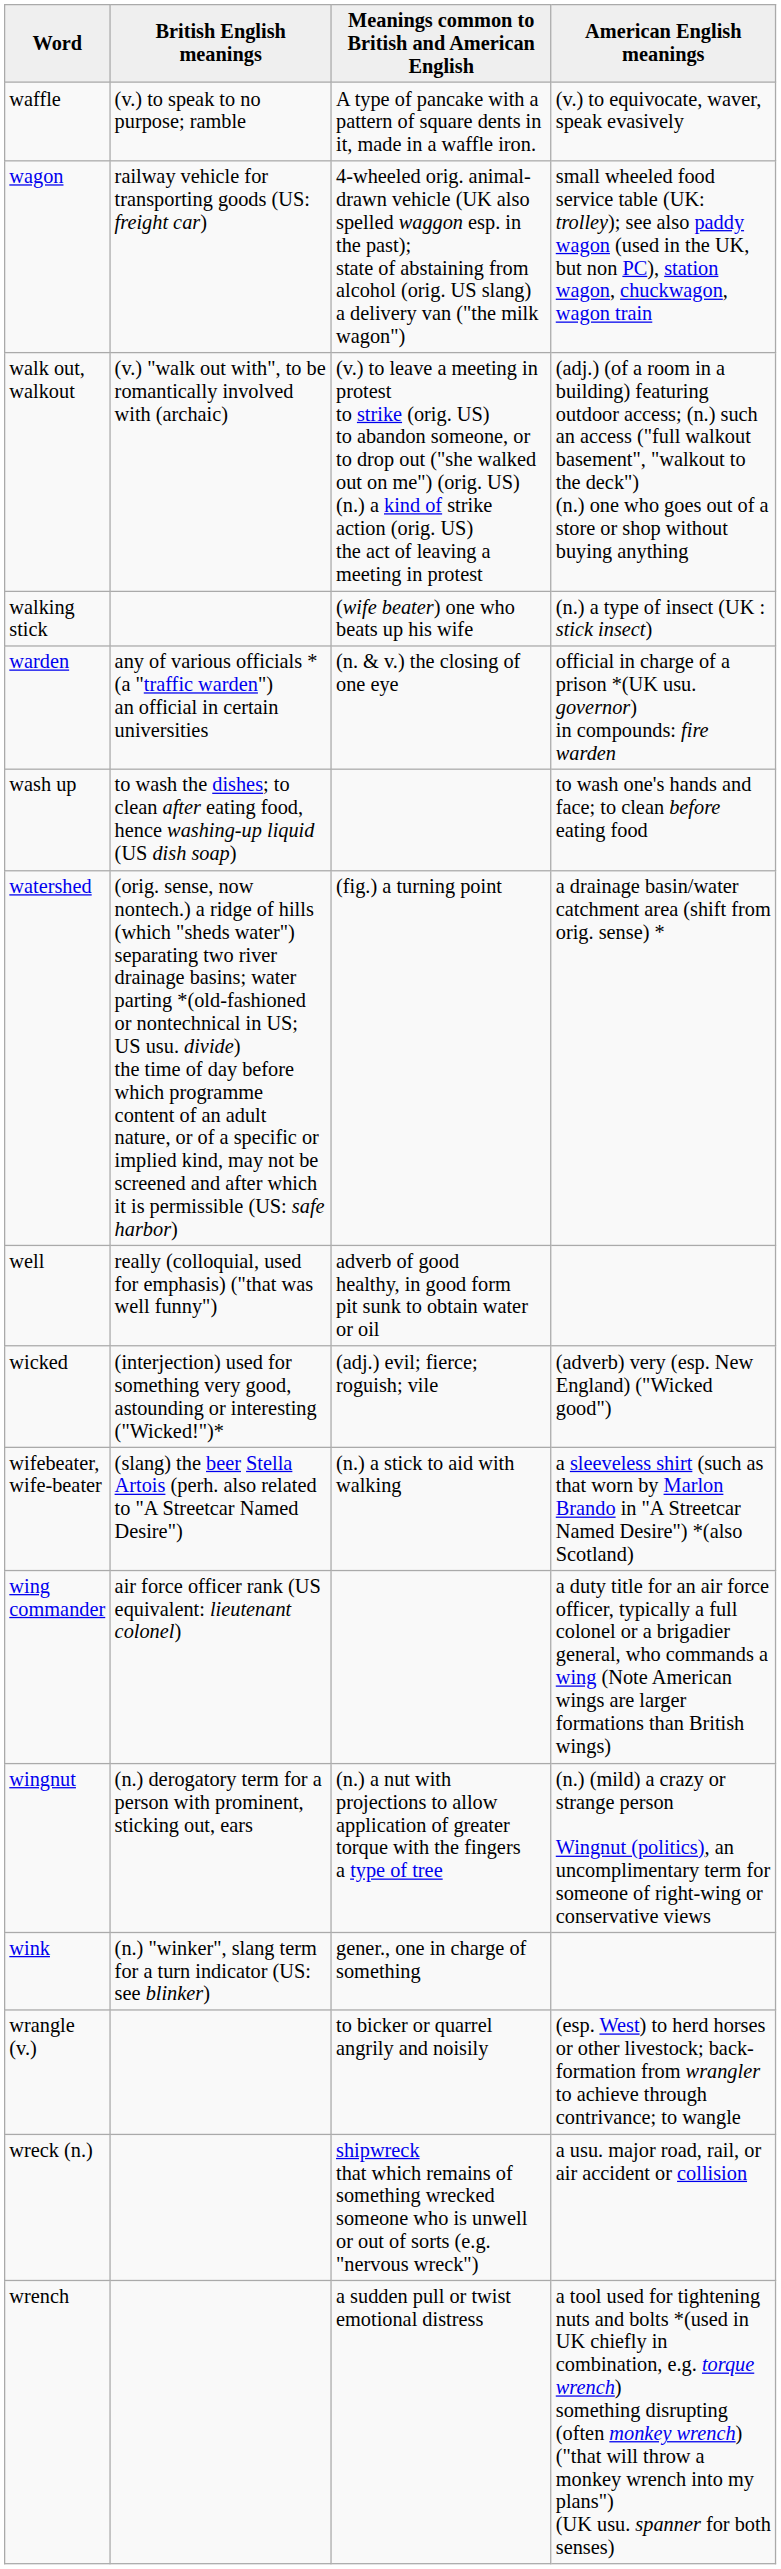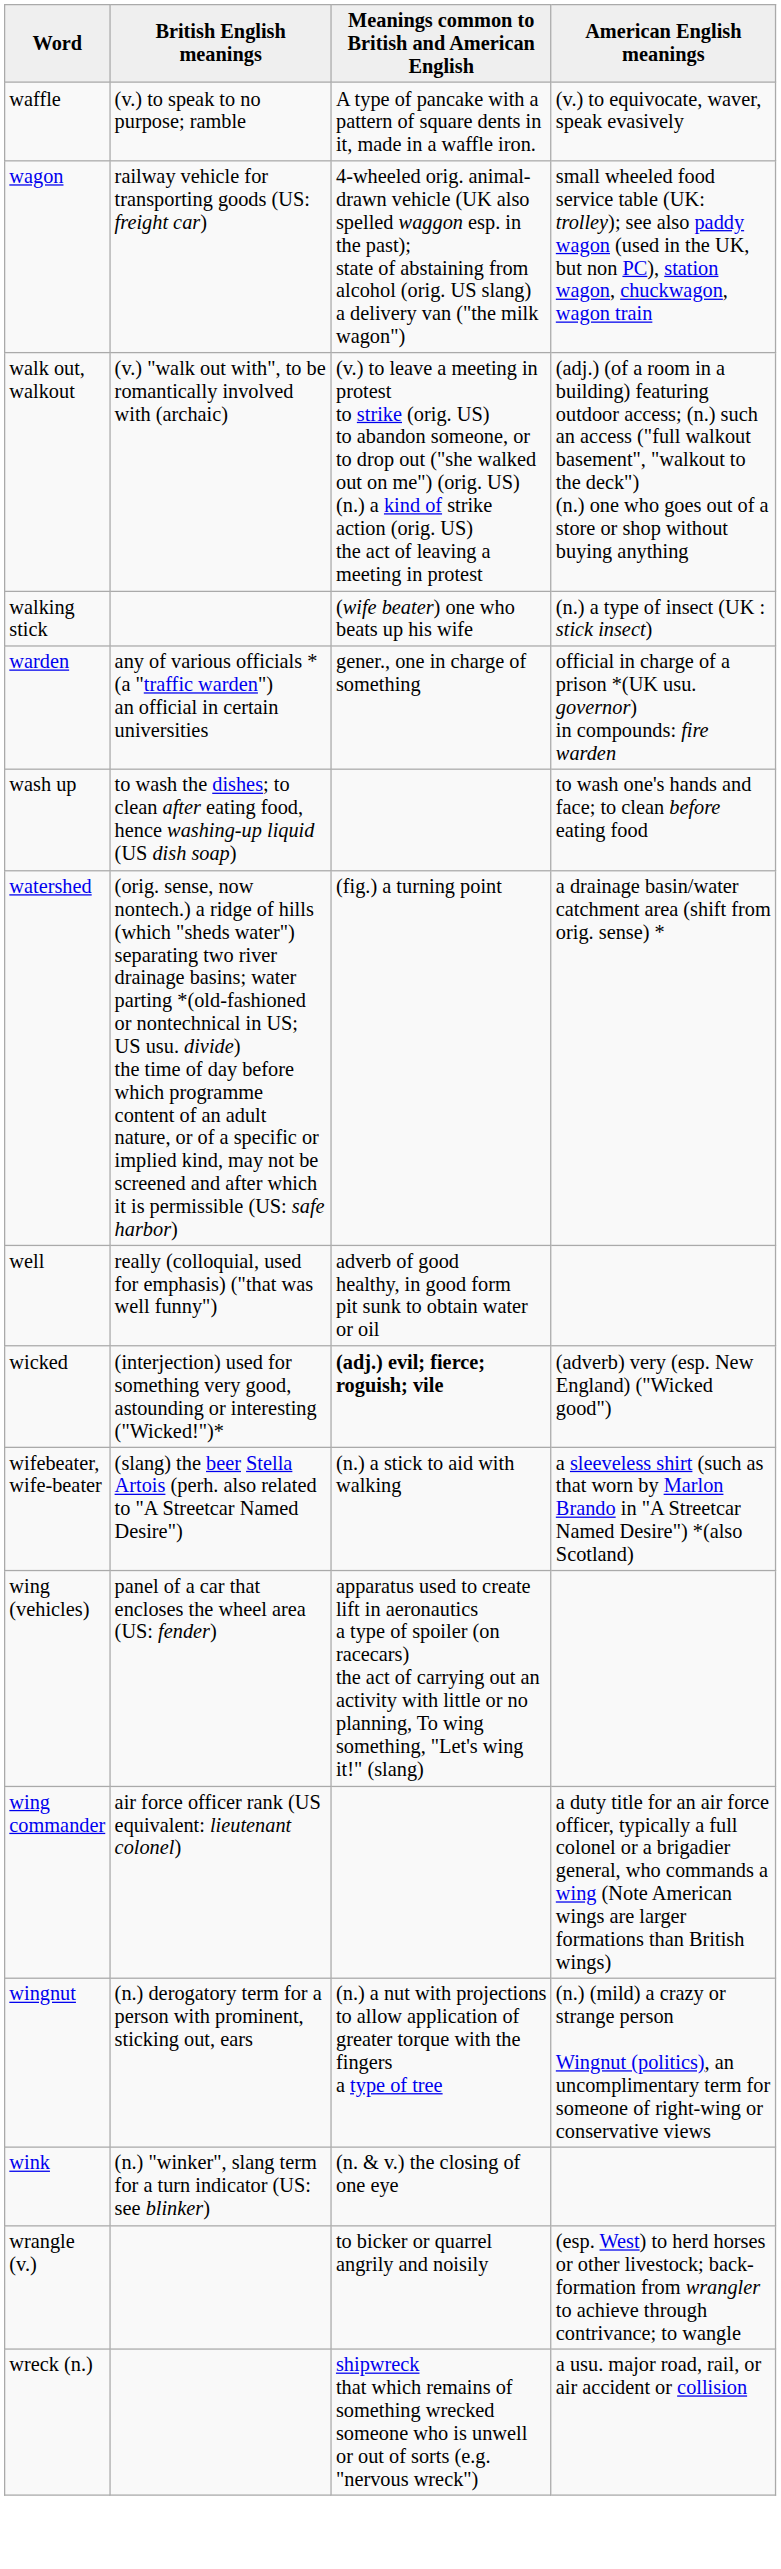(428, 673) (n. & v.) the closing of one eye -> (431, 673) gener., one in charge of something
(407, 1373) normal -> (411, 1373) bold
+ row: (49, 1598)
(431, 1959) gener., one in charge of something -> (428, 2174) (n. & v.) the closing of one eye
- row: (39, 2296)
